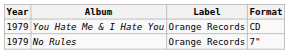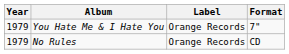(255, 27) CD -> (255, 27) 7"
(255, 41) 7" -> (255, 41) CD
